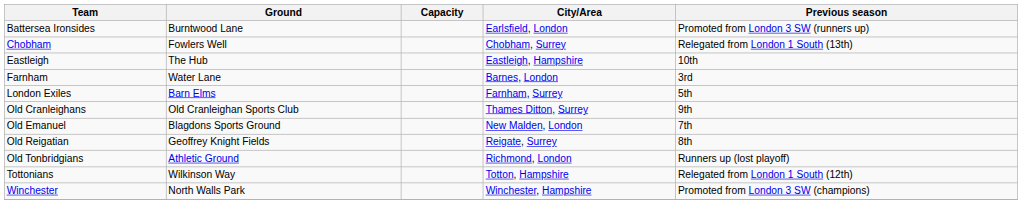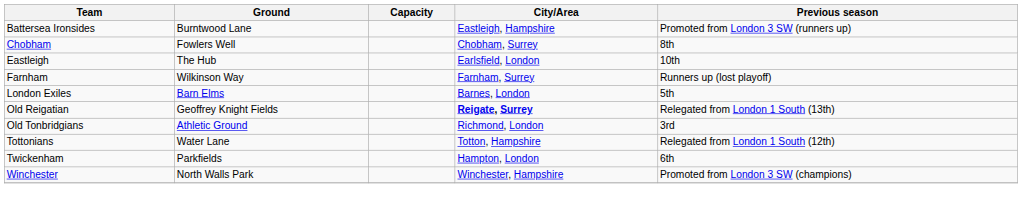(527, 28) Earlsfield, London -> (506, 28) Eastleigh, Hampshire
(765, 45) Relegated from London 1 South (13th) -> (667, 45) 8th
(534, 61) Eastleigh, Hampshire -> (498, 61) Earlsfield, London
(195, 77) Water Lane -> (210, 77) Wilkinson Way
(522, 77) Barnes, London -> (496, 77) Farnham, Surrey
(685, 77) 3rd -> (716, 77) Runners up (lost playoff)
(524, 93) Farnham, Surrey -> (494, 93) Barnes, London
- row: (46, 110)
- row: (36, 126)
(521, 142) normal -> (495, 110) bold
(685, 142) 8th -> (747, 110) Relegated from London 1 South (13th)
(734, 158) Runners up (lost playoff) -> (667, 126) 3rd
(202, 175) Wilkinson Way -> (203, 142) Water Lane
+ row: (35, 158)
